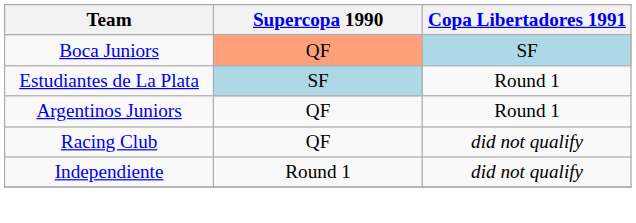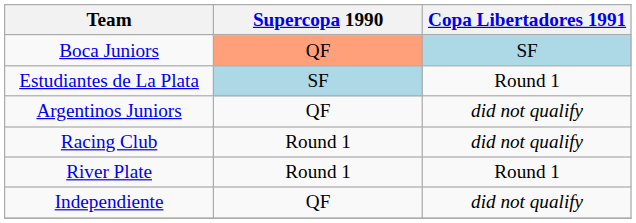(527, 111) Round 1 -> (527, 111) did not qualify
(318, 141) QF -> (318, 141) Round 1
+ row: (109, 171)
(318, 171) Round 1 -> (318, 202) QF
